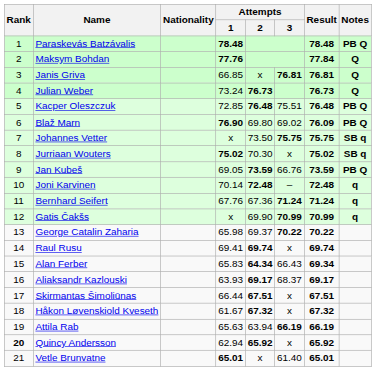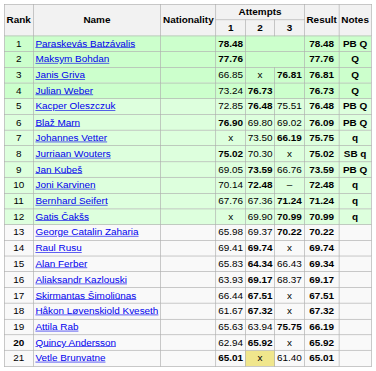(322, 59) 77.84 -> (322, 59) 77.76
(289, 138) 75.75 -> (289, 138) 66.19
(355, 138) SB q -> (355, 138) q
(289, 327) 66.19 -> (289, 327) 75.75
(260, 358) no background -> (260, 358) khaki background
